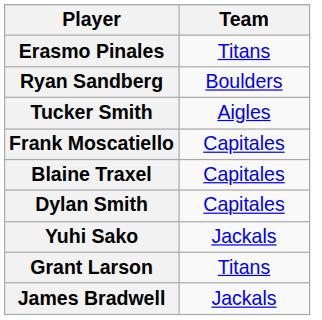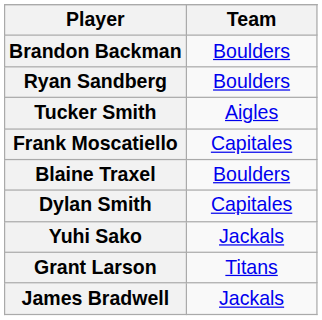+ row: (95, 50)
- row: (92, 50)
(244, 174) Capitales -> (252, 174) Boulders
